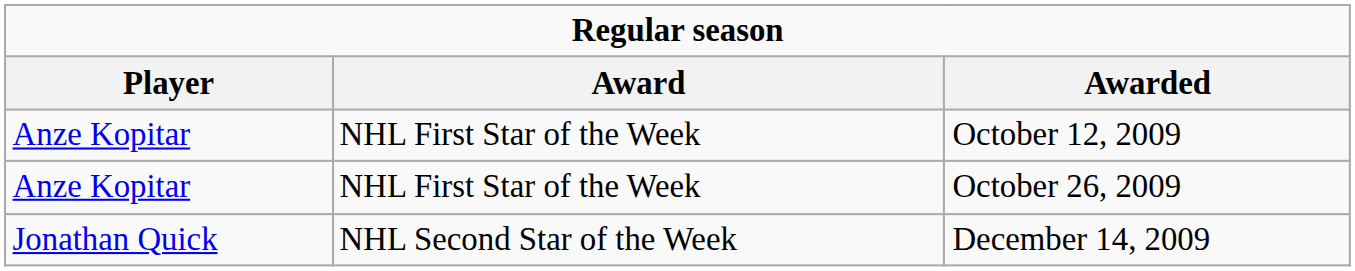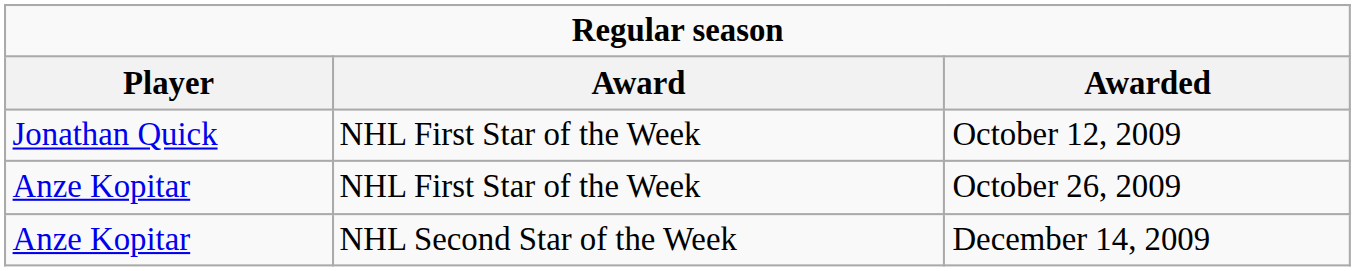(101, 134) Anze Kopitar -> (115, 134) Jonathan Quick
(115, 238) Jonathan Quick -> (101, 238) Anze Kopitar
